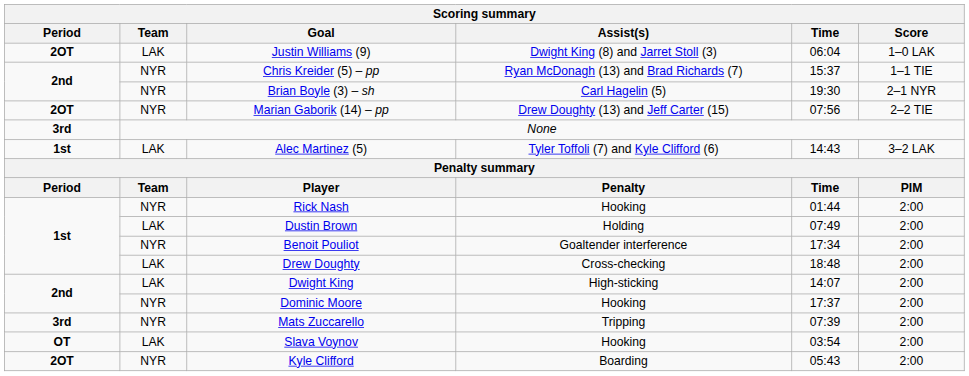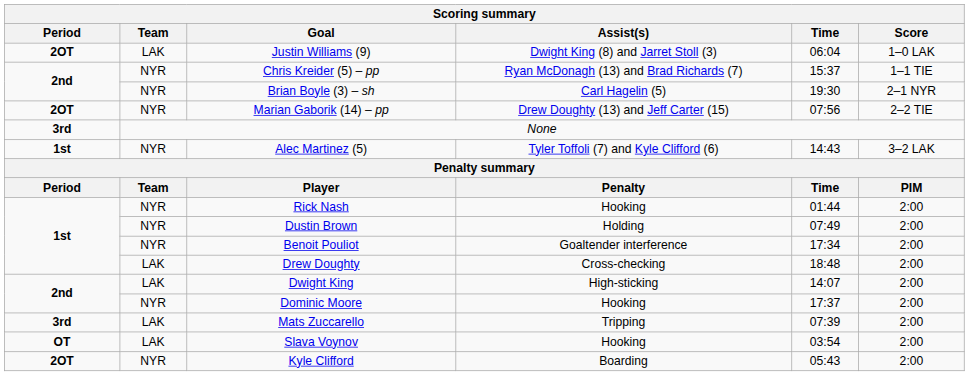(153, 149) LAK -> (153, 149) NYR
(153, 226) LAK -> (153, 226) NYR
(153, 322) NYR -> (153, 322) LAK
